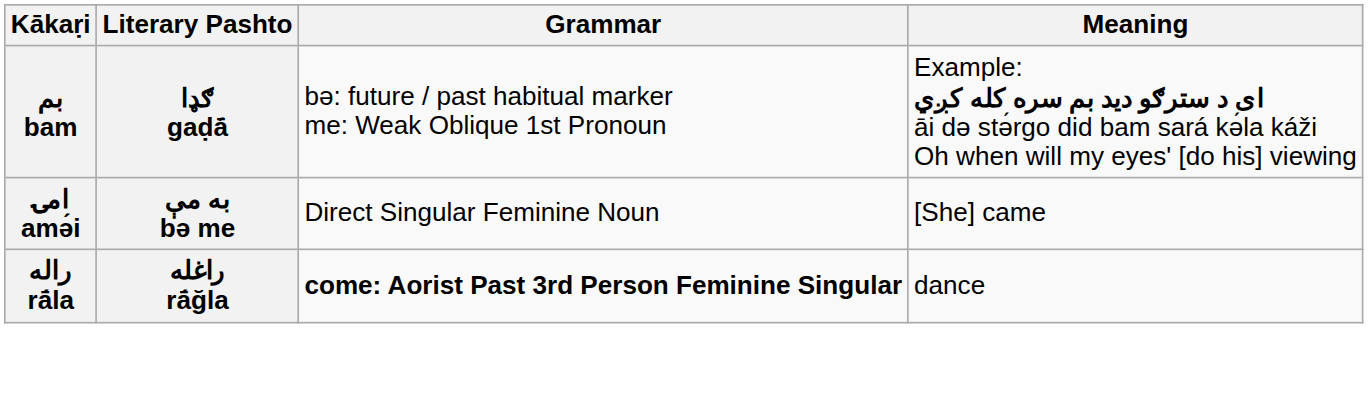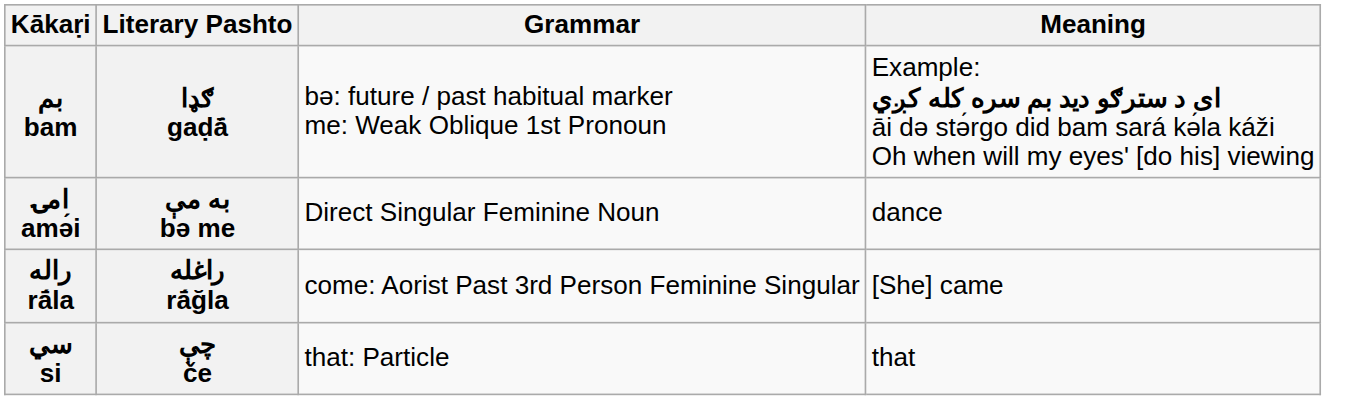(980, 213) [She] came -> (907, 213) dance
(603, 285) bold -> (582, 285) normal
(950, 285) dance -> (938, 285) [She] came
+ row: (51, 358)
